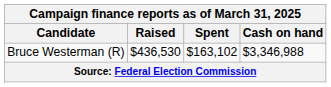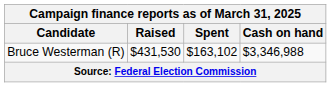(155, 52) $436,530 -> (155, 52) $431,530
